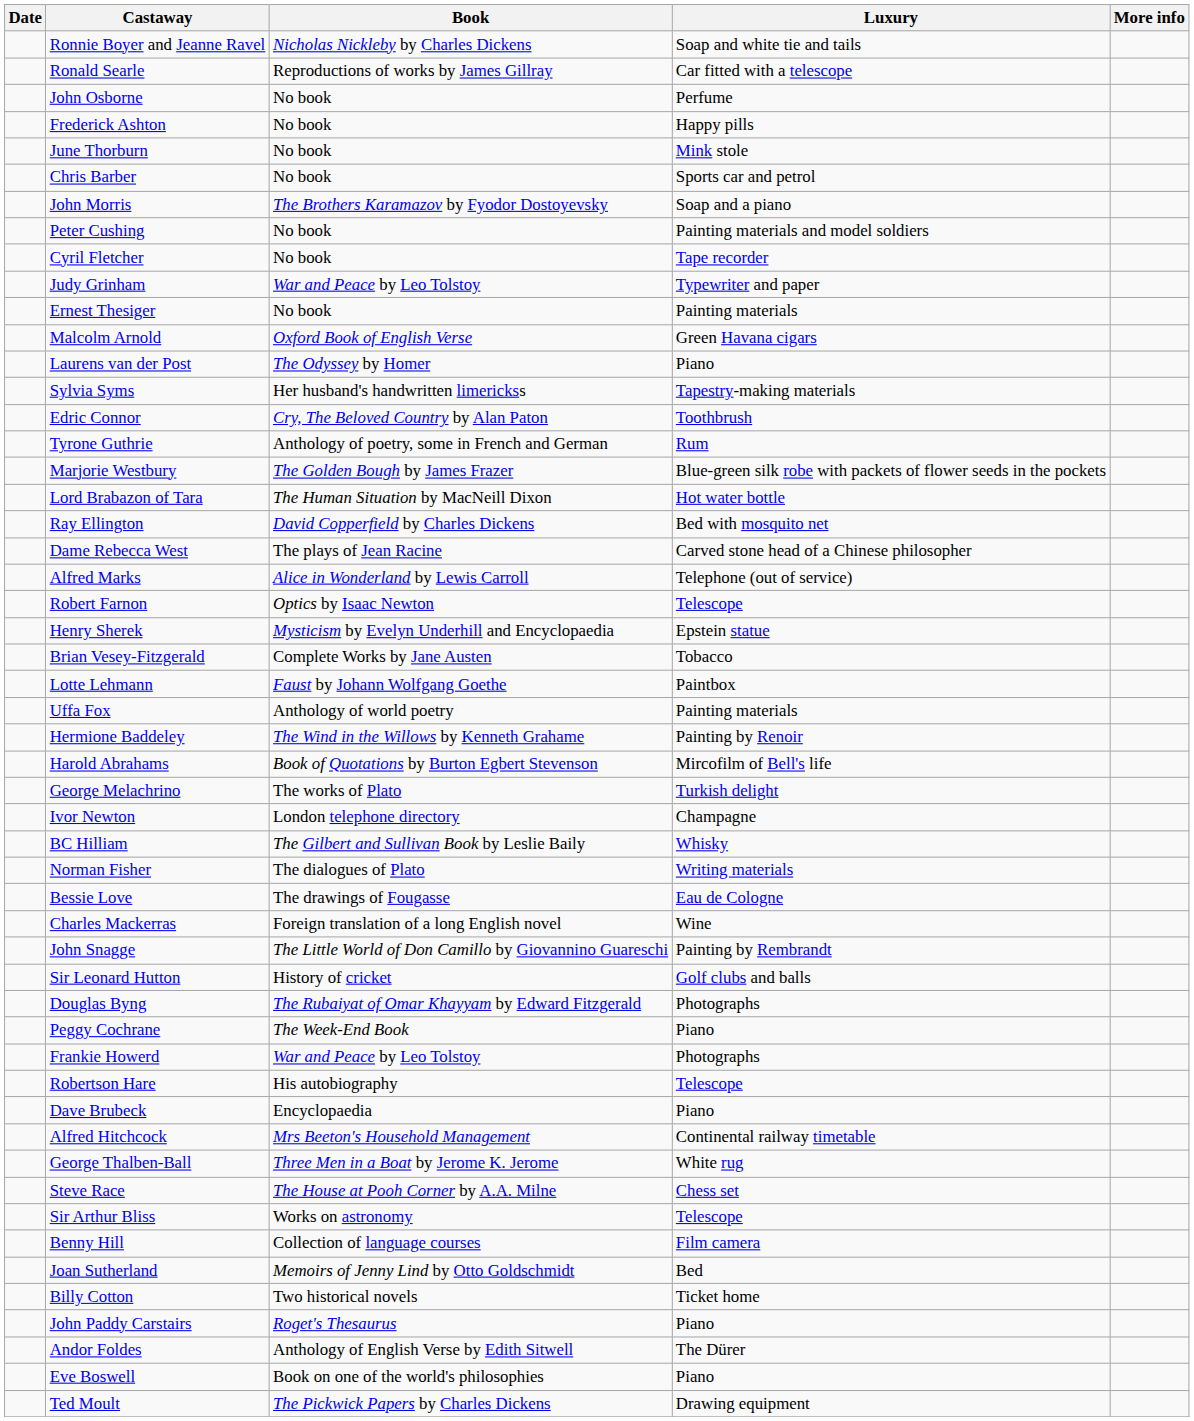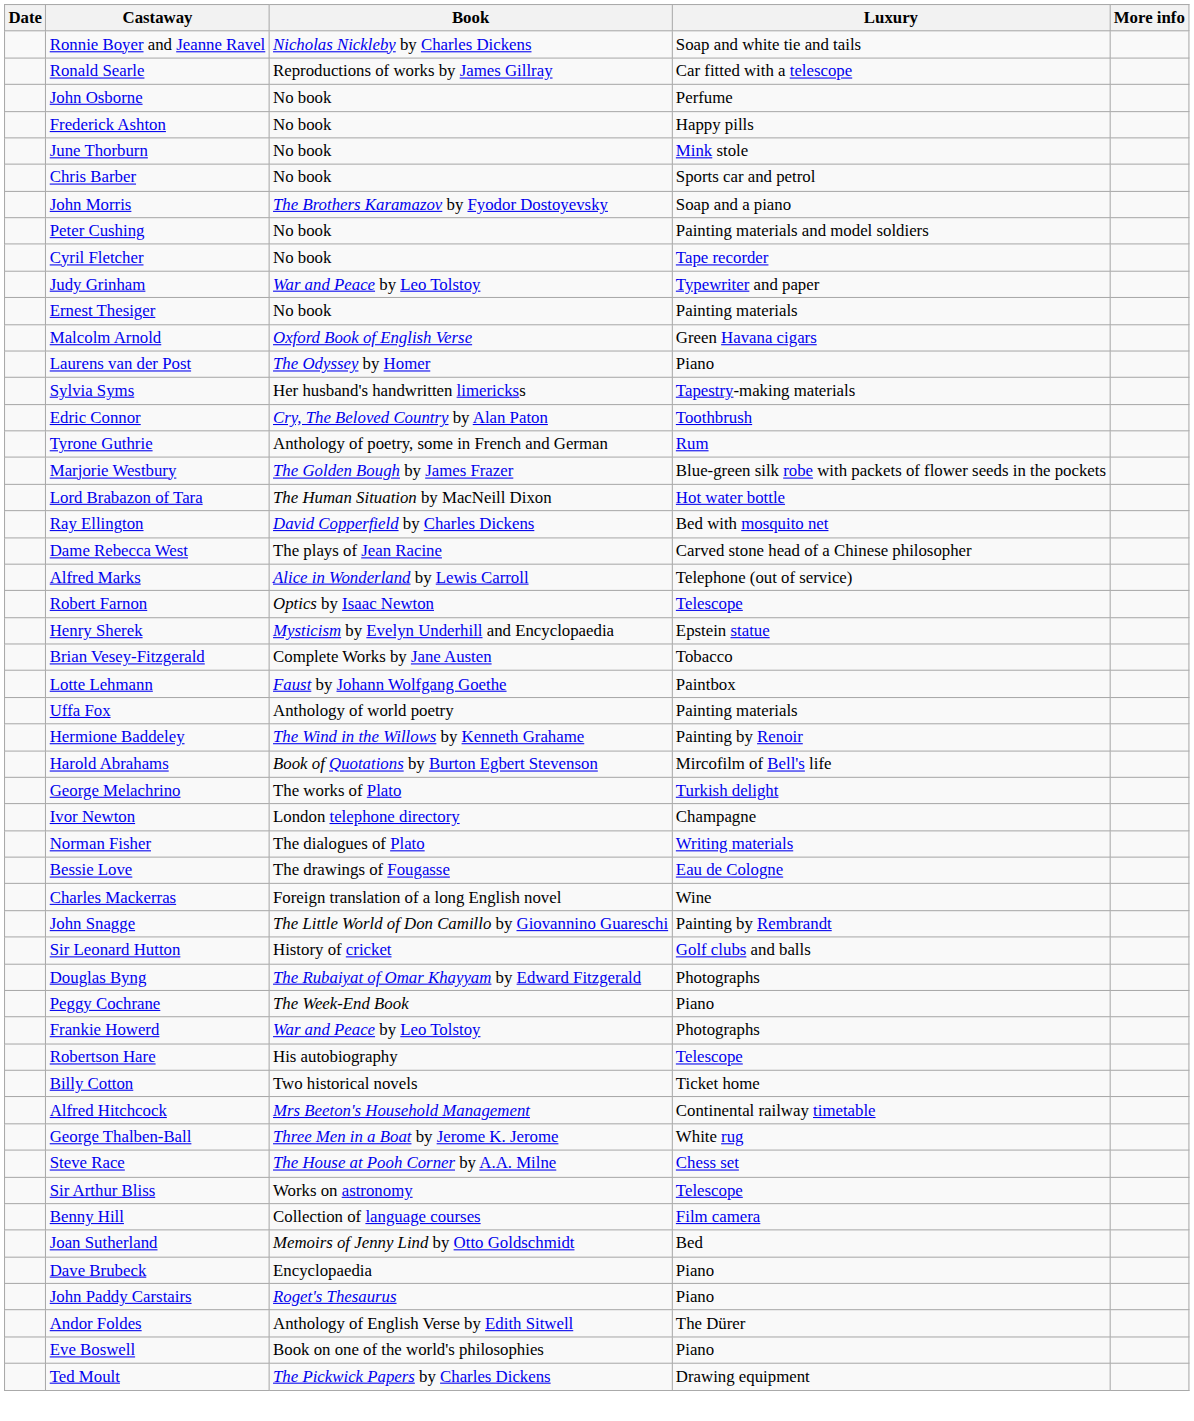- row: (89, 843)
rows swapped: (98, 1110) <-> (92, 1296)
